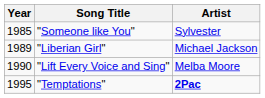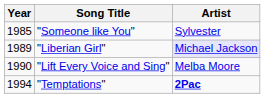(216, 48) no background -> (216, 48) lavender background
(19, 84) 1995 -> (19, 84) 1994
